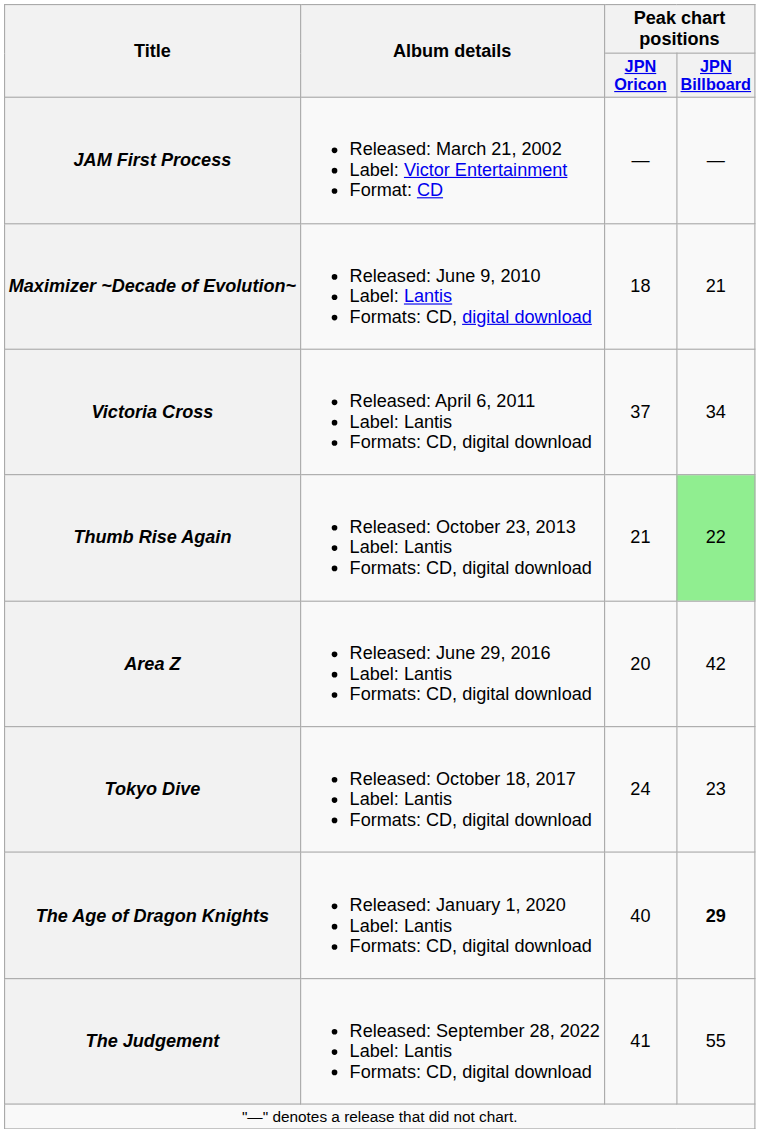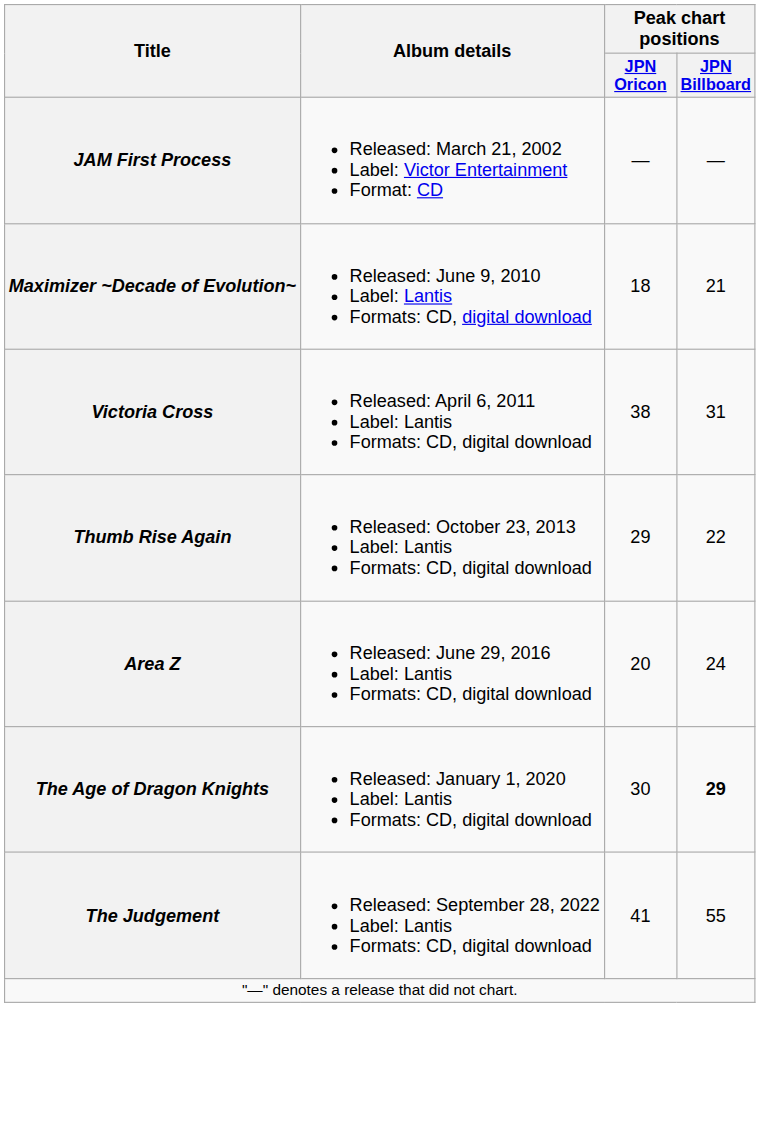(640, 411) 37 -> (640, 411) 38
(716, 411) 34 -> (716, 411) 31
(640, 537) 21 -> (640, 537) 29
(716, 537) lightgreen background -> (716, 537) no background
(716, 663) 42 -> (716, 663) 24
- row: (152, 789)
(640, 915) 40 -> (640, 789) 30
